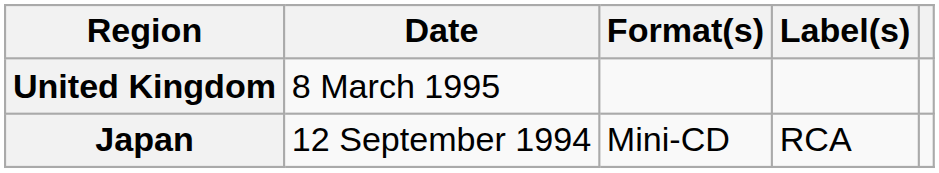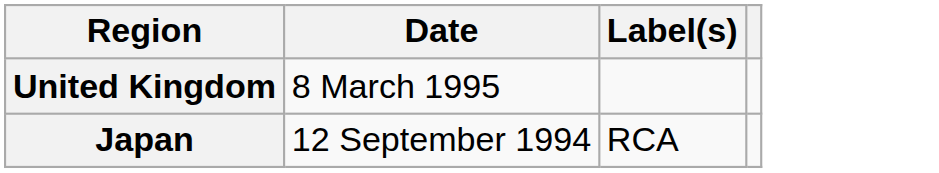- column: (685, 31)
